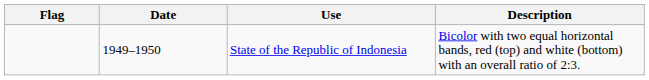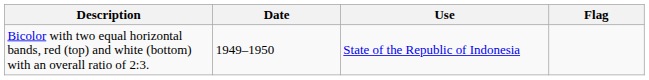columns swapped: (52, 14) <-> (540, 14)
